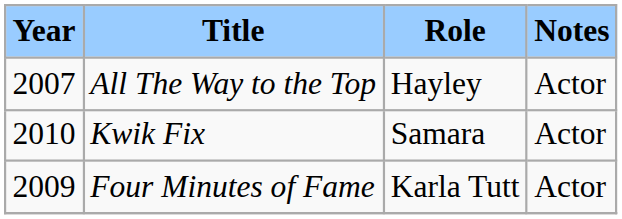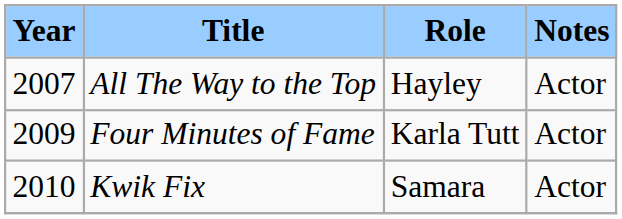rows swapped: (233, 186) <-> (148, 134)
